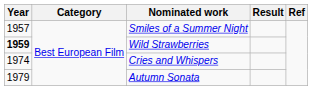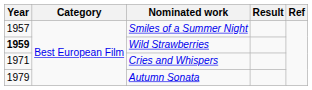(18, 61) 1974 -> (18, 61) 1971
